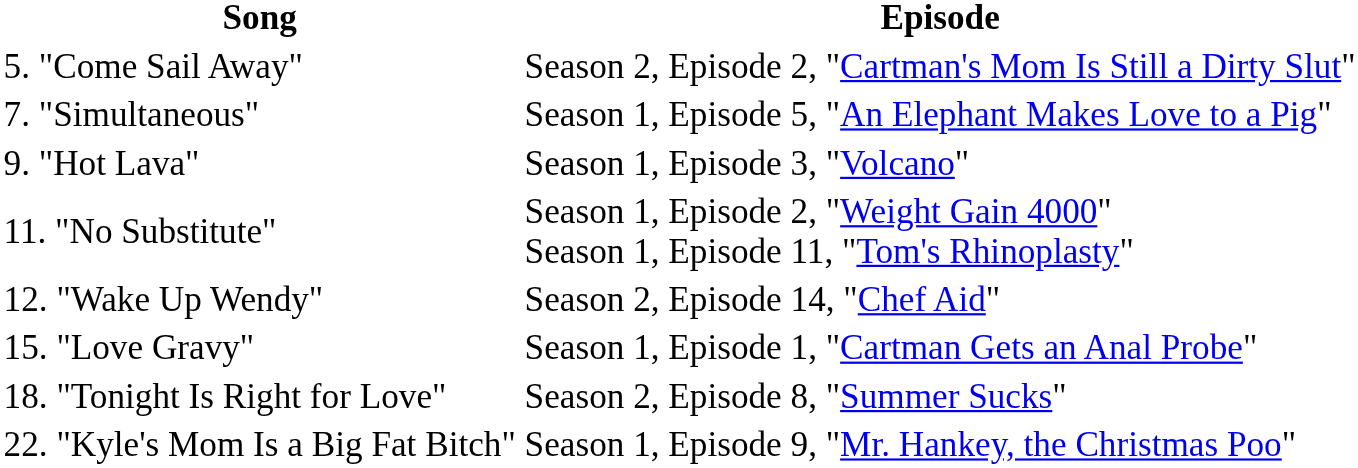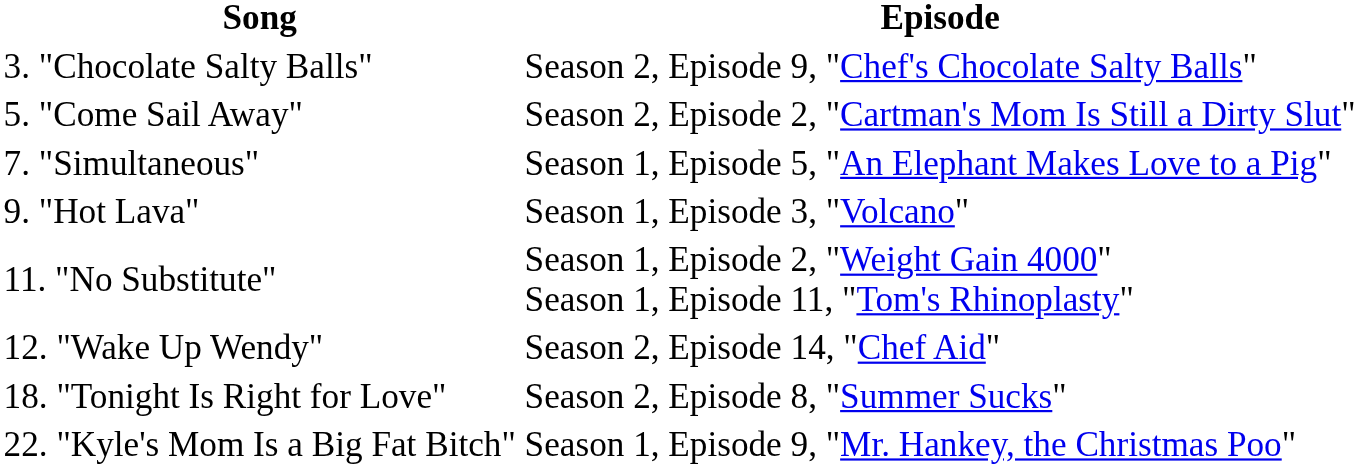+ row: (188, 66)
- row: (129, 347)
